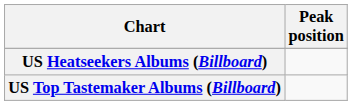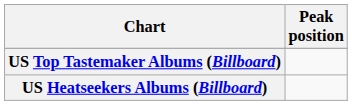rows swapped: (145, 61) <-> (145, 87)
